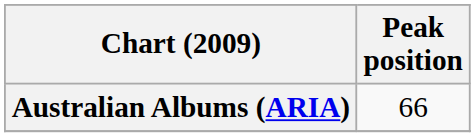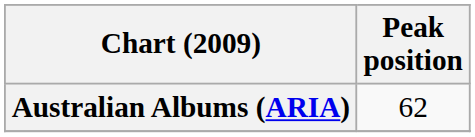(413, 107) 66 -> (413, 107) 62
